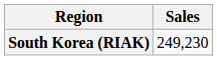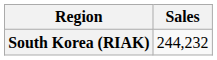(183, 42) 249,230 -> (183, 42) 244,232
